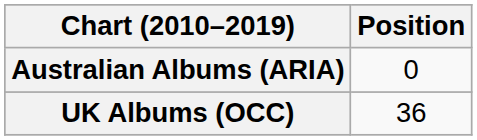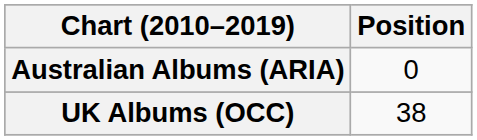(411, 112) 36 -> (411, 112) 38
